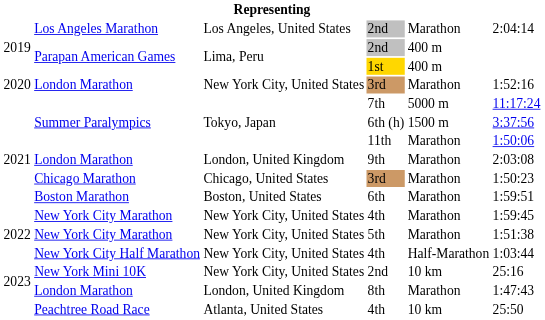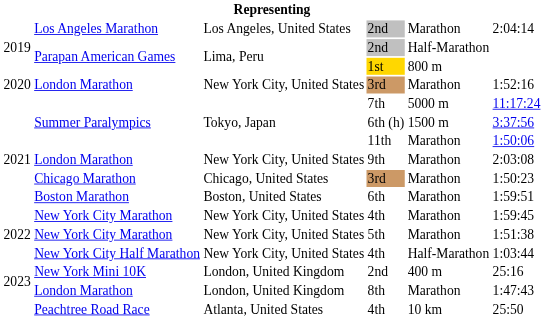(425, 47) 400 m -> (448, 47) Half-Marathon
(425, 66) 400 m -> (425, 66) 800 m
(274, 159) London, United Kingdom -> (284, 159) New York City, United States
(284, 272) New York City, United States -> (274, 272) London, United Kingdom
(425, 272) 10 km -> (425, 272) 400 m
